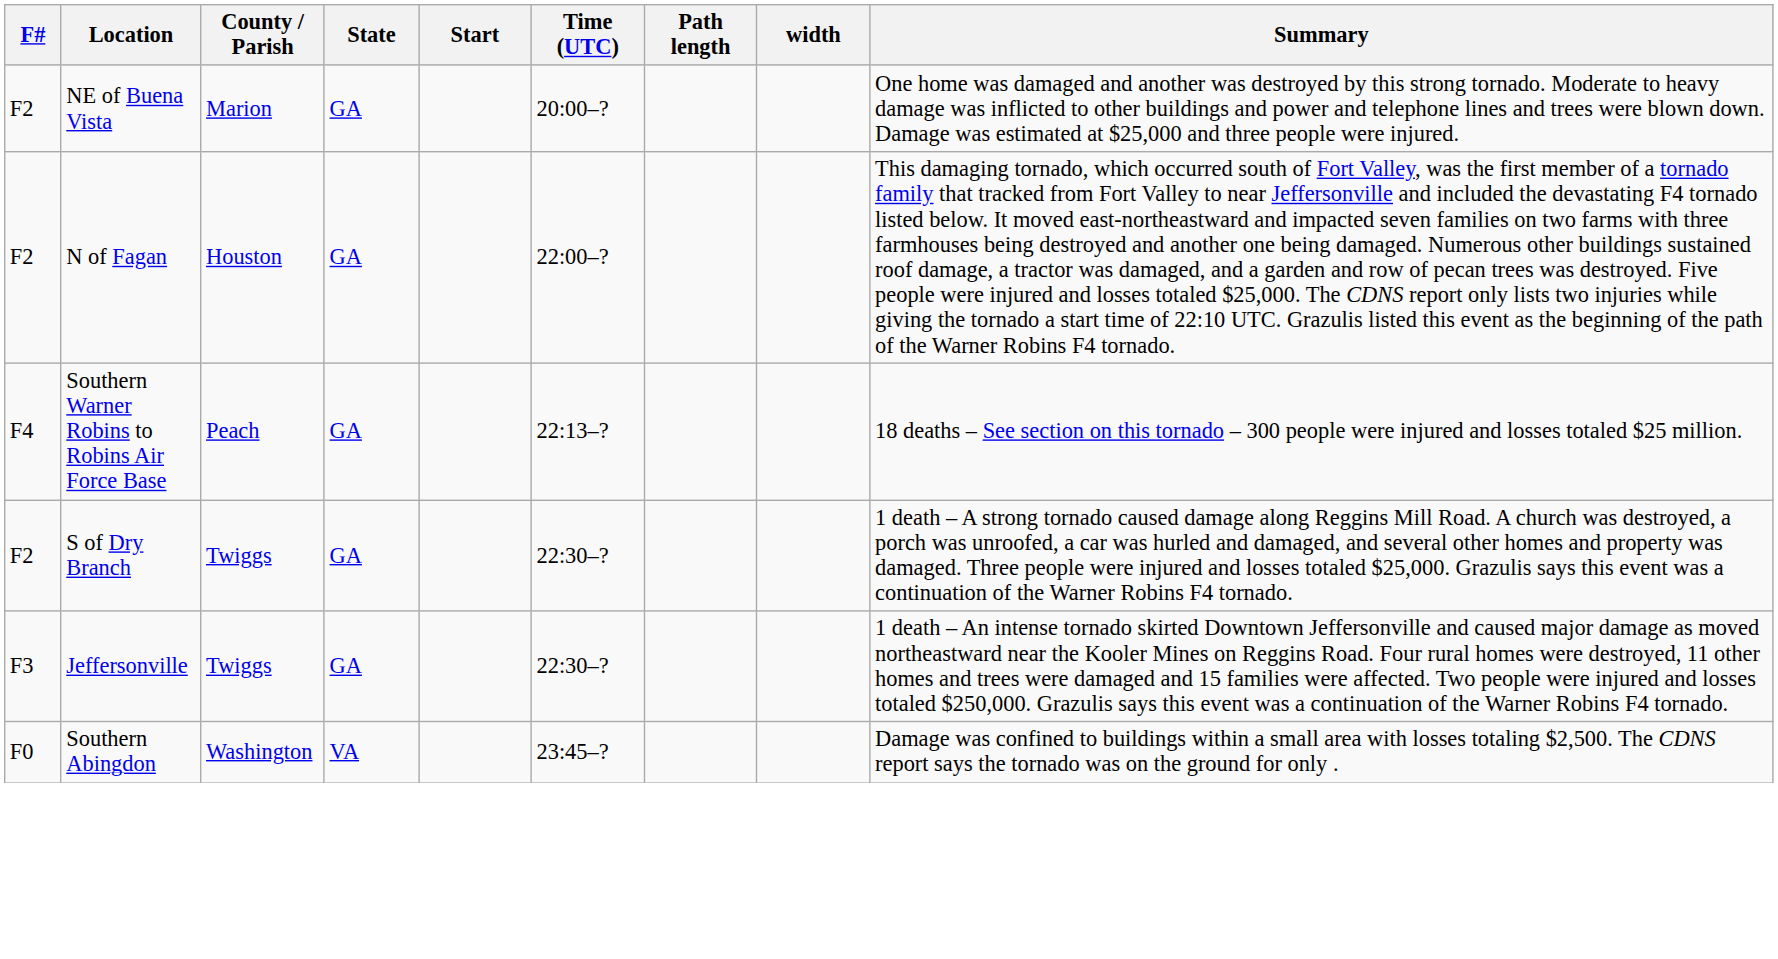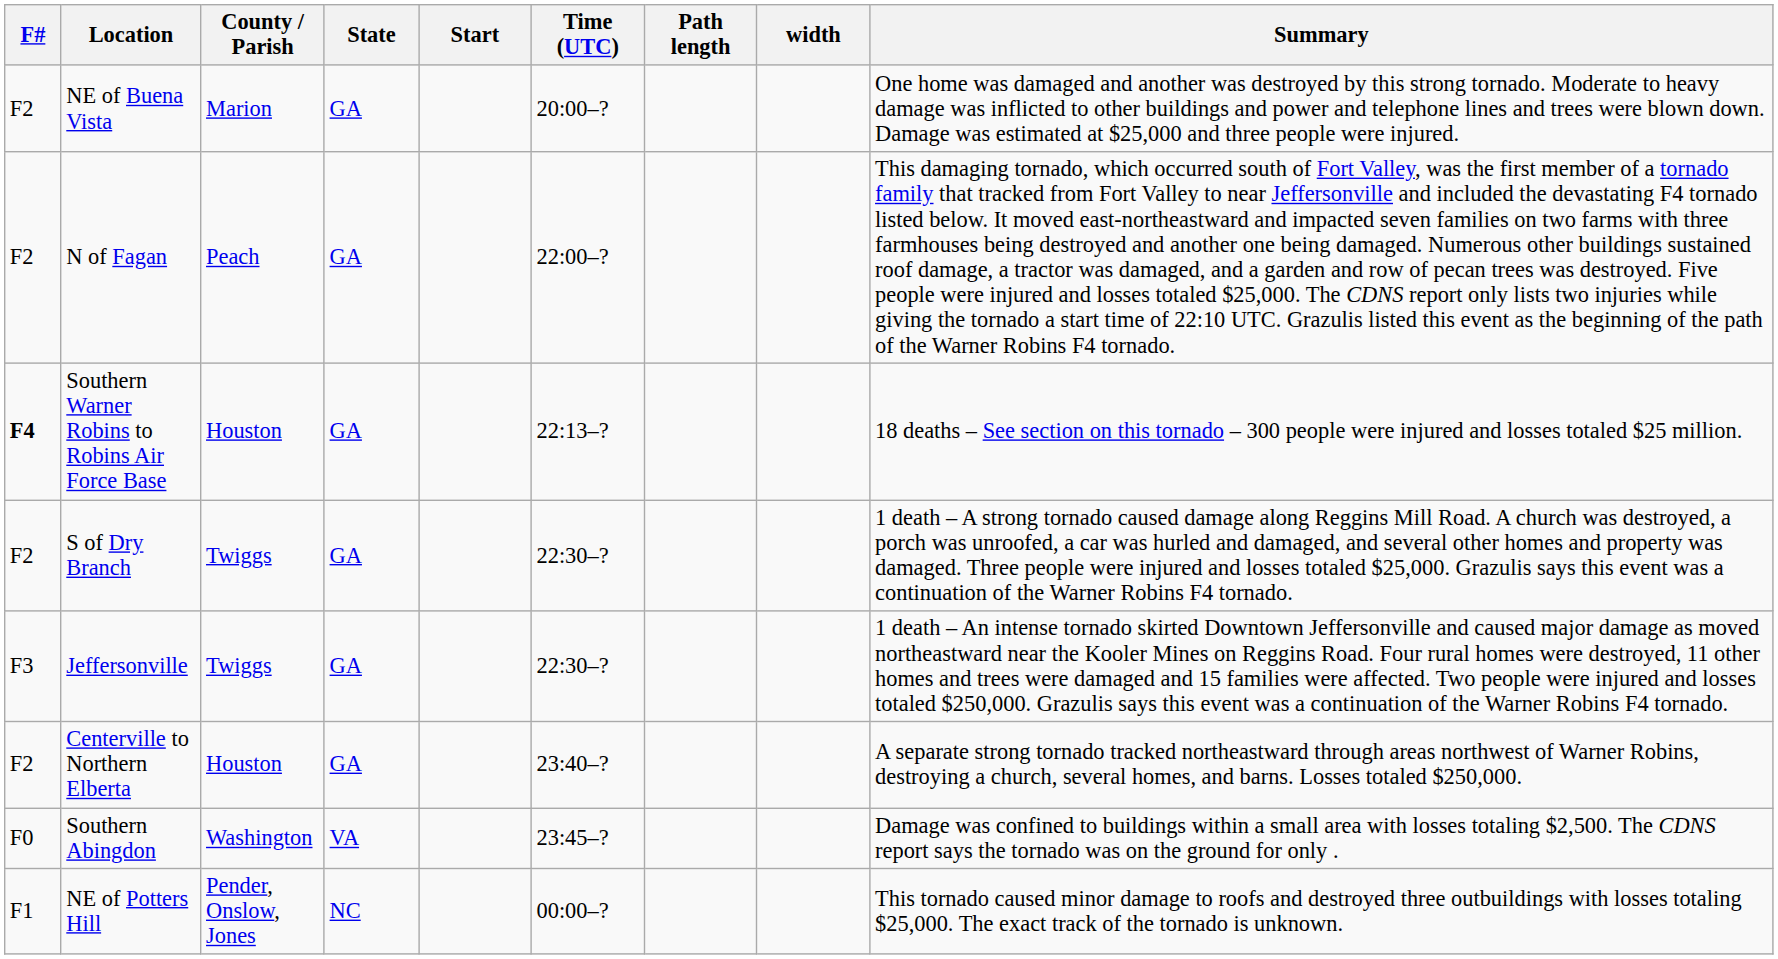(244, 257) Houston -> (233, 257) Peach
(22, 431) normal -> (22, 431) bold
(233, 431) Peach -> (244, 431) Houston
+ row: (128, 764)
+ row: (127, 911)
